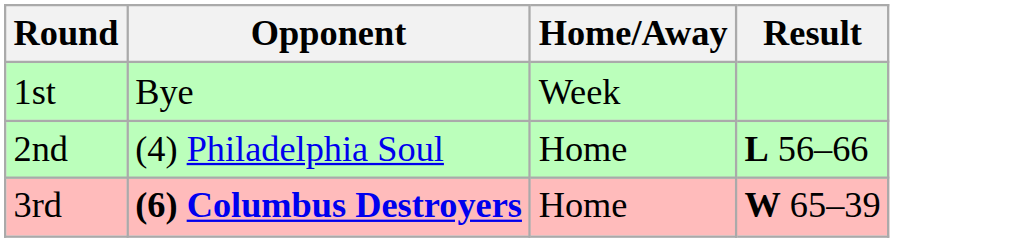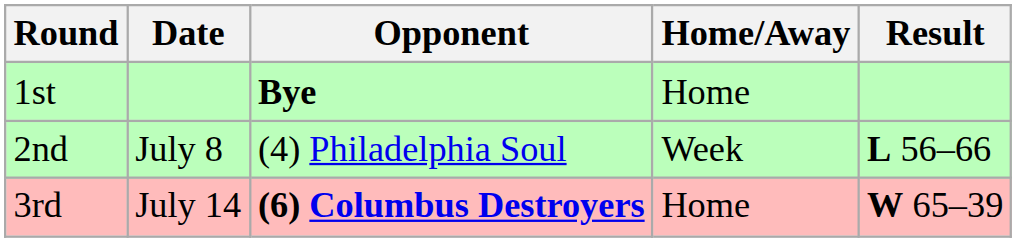+ column: (188, 33)
(164, 90) normal -> (287, 90) bold
(580, 90) Week -> (706, 90) Home
(583, 148) Home -> (702, 148) Week
